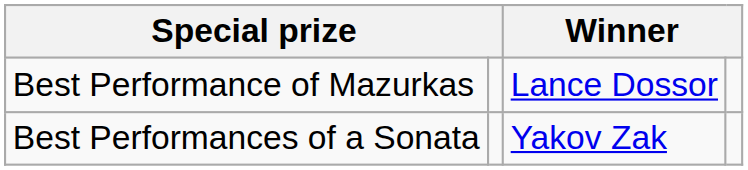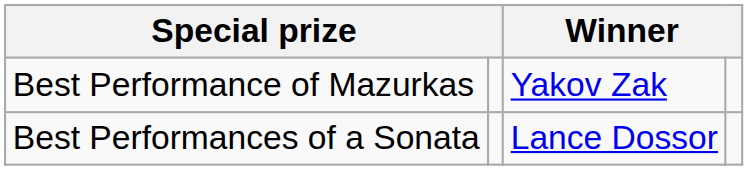(614, 84) Lance Dossor -> (589, 84) Yakov Zak
(589, 137) Yakov Zak -> (614, 137) Lance Dossor
